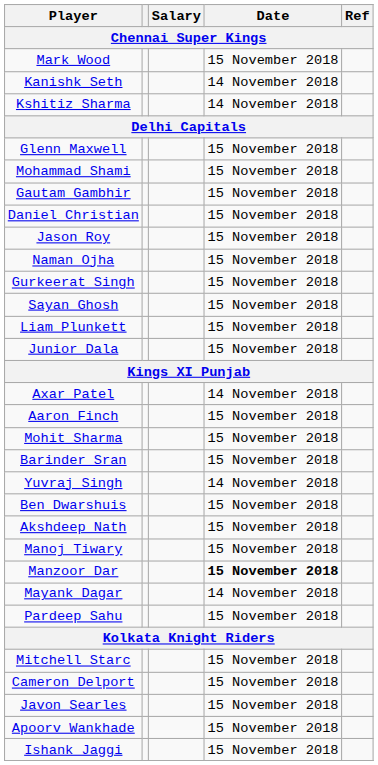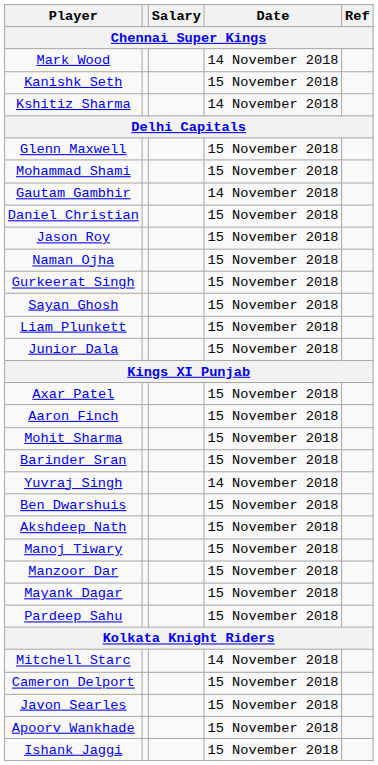(273, 60) 15 November 2018 -> (273, 60) 14 November 2018
(273, 82) 14 November 2018 -> (273, 82) 15 November 2018
(273, 194) 15 November 2018 -> (273, 194) 14 November 2018
(273, 394) 14 November 2018 -> (273, 394) 15 November 2018
(273, 572) bold -> (273, 572) normal
(273, 594) 14 November 2018 -> (273, 594) 15 November 2018
(273, 661) 15 November 2018 -> (273, 661) 14 November 2018
